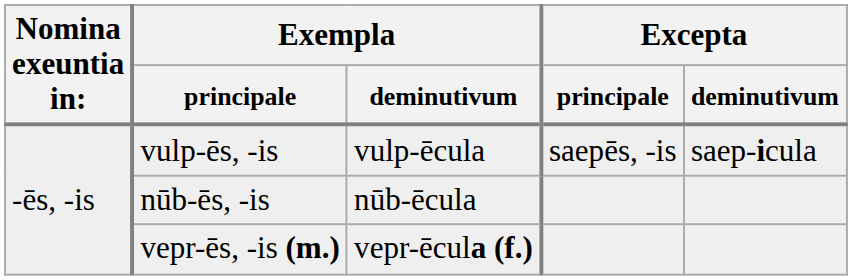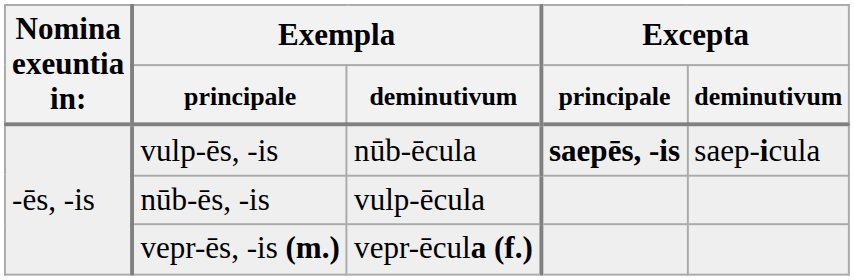(420, 150) vulp-ēcula -> (415, 150) nūb-ēcula
(613, 150) normal -> (615, 150) bold
(415, 199) nūb-ēcula -> (420, 199) vulp-ēcula
